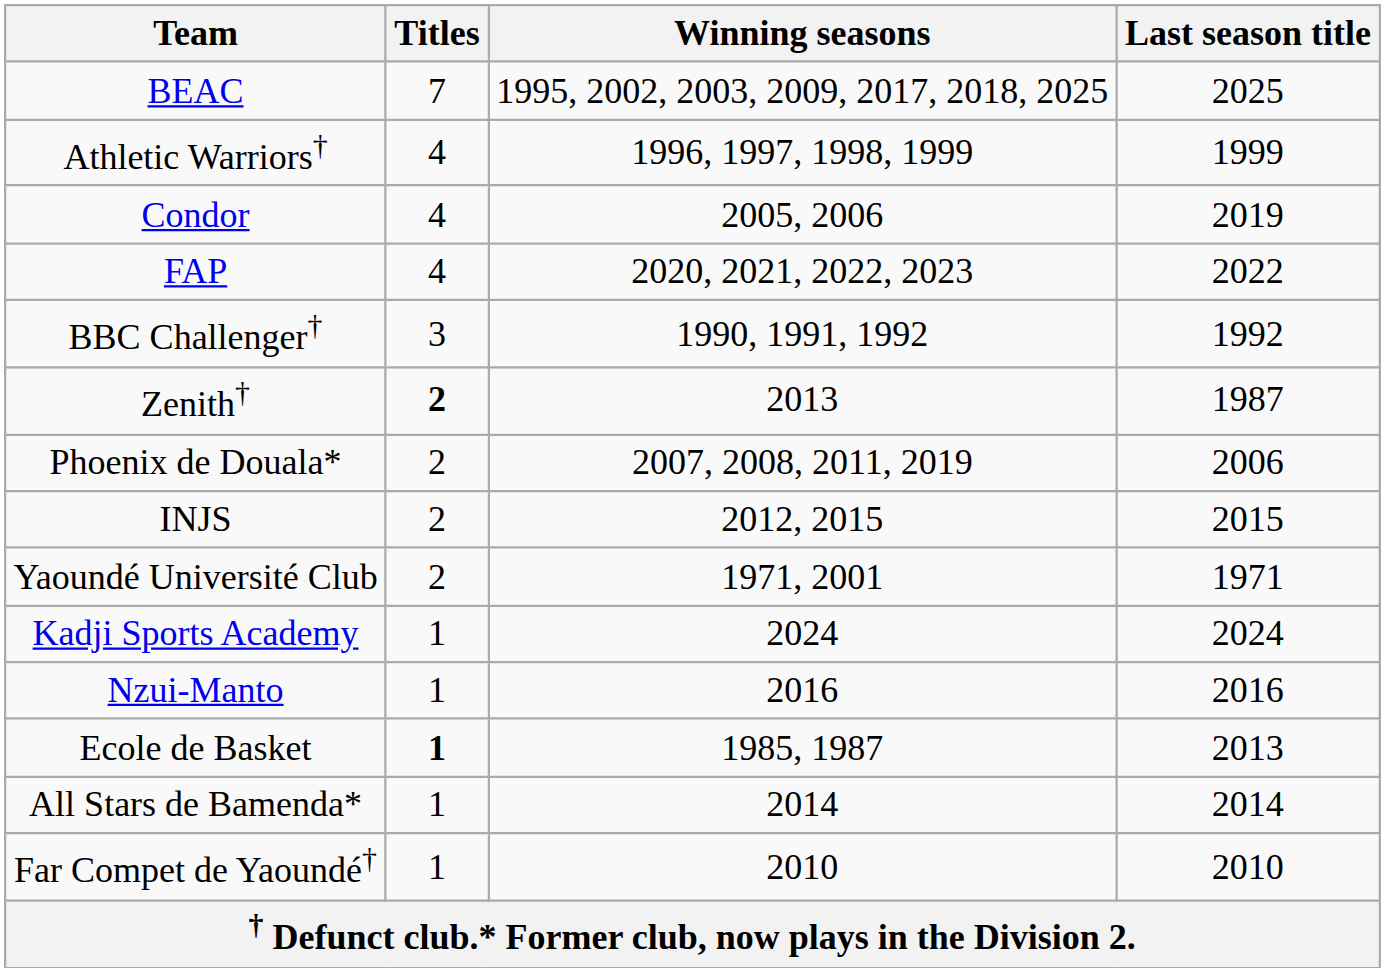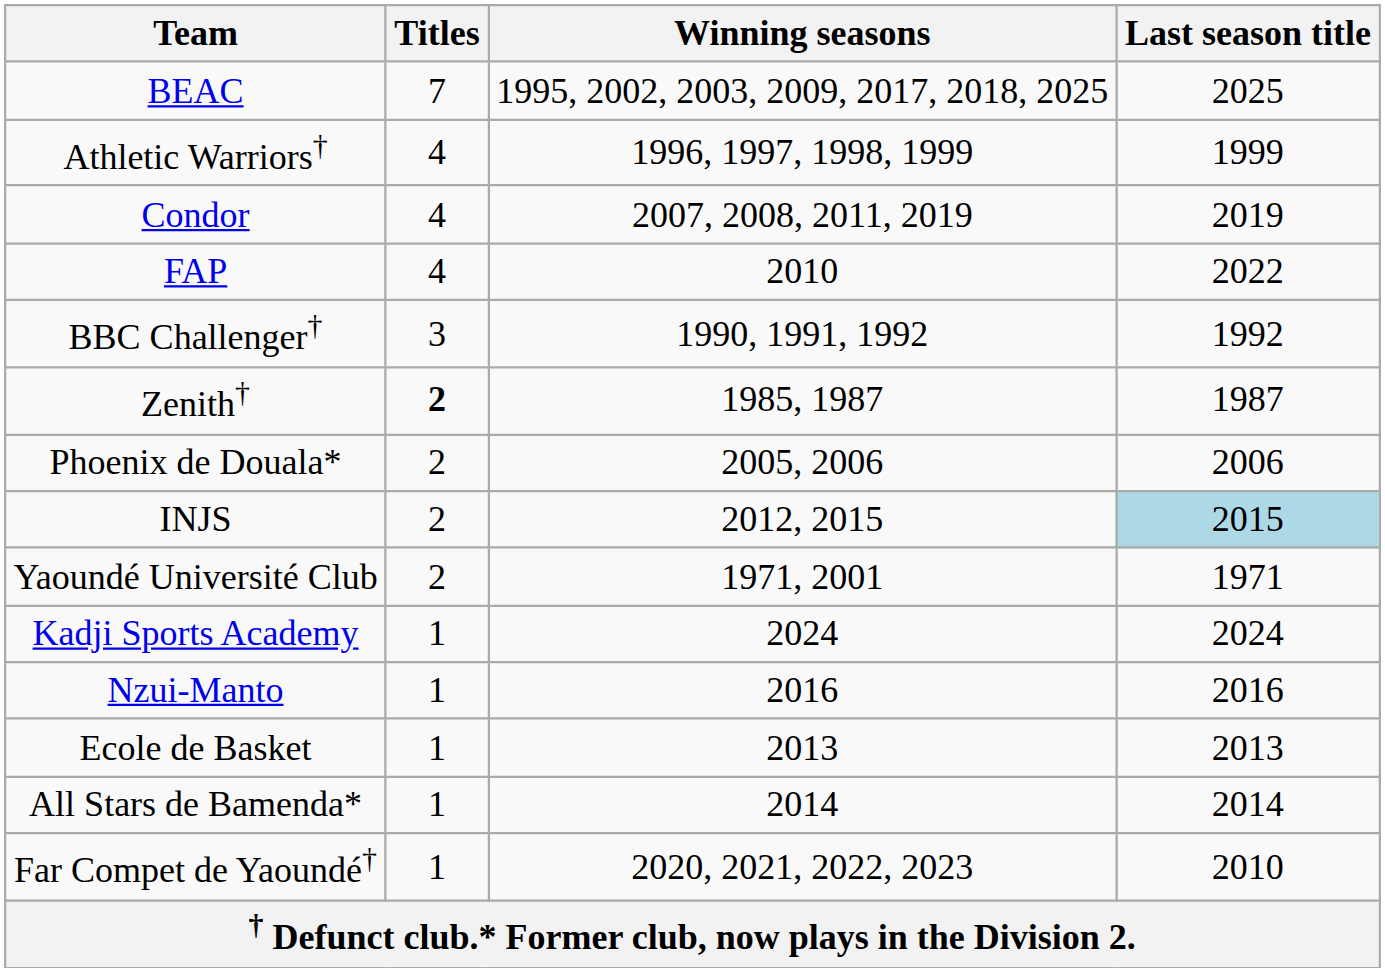(802, 214) 2005, 2006 -> (802, 214) 2007, 2008, 2011, 2019
(802, 271) 2020, 2021, 2022, 2023 -> (802, 271) 2010
(802, 399) 2013 -> (802, 399) 1985, 1987
(802, 461) 2007, 2008, 2011, 2019 -> (802, 461) 2005, 2006
(1248, 519) no background -> (1248, 519) lightblue background
(437, 747) bold -> (437, 747) normal
(802, 747) 1985, 1987 -> (802, 747) 2013
(802, 866) 2010 -> (802, 866) 2020, 2021, 2022, 2023
